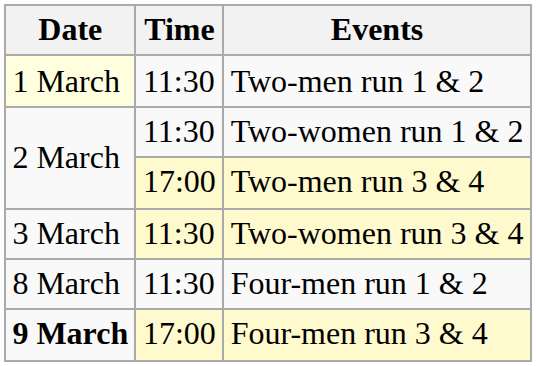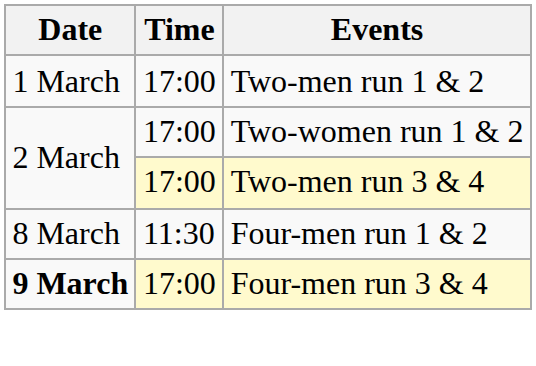(66, 80) lightyellow background -> (66, 80) no background
(179, 80) 11:30 -> (179, 80) 17:00
(179, 131) 11:30 -> (179, 131) 17:00
- row: (377, 232)
